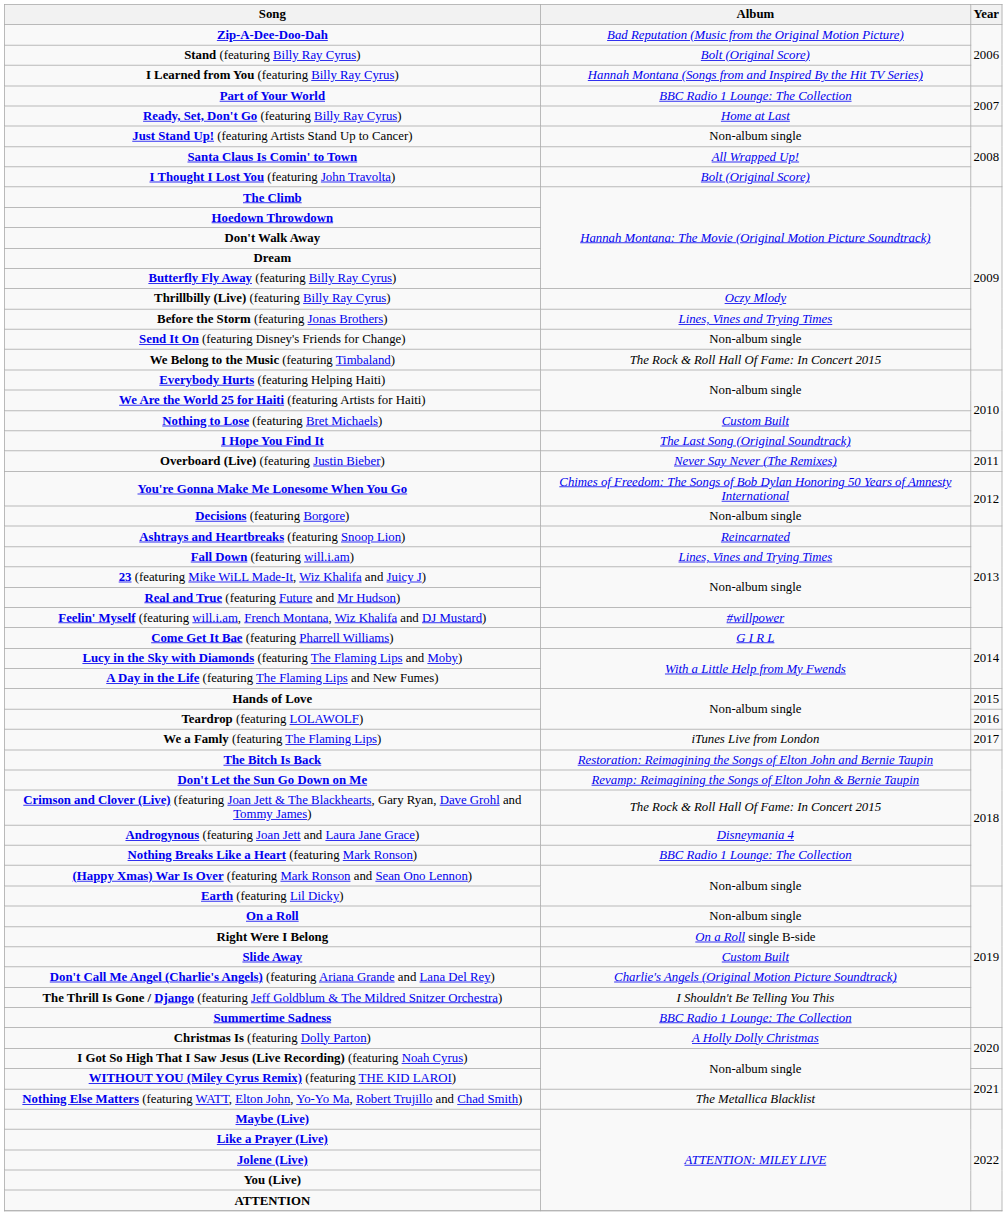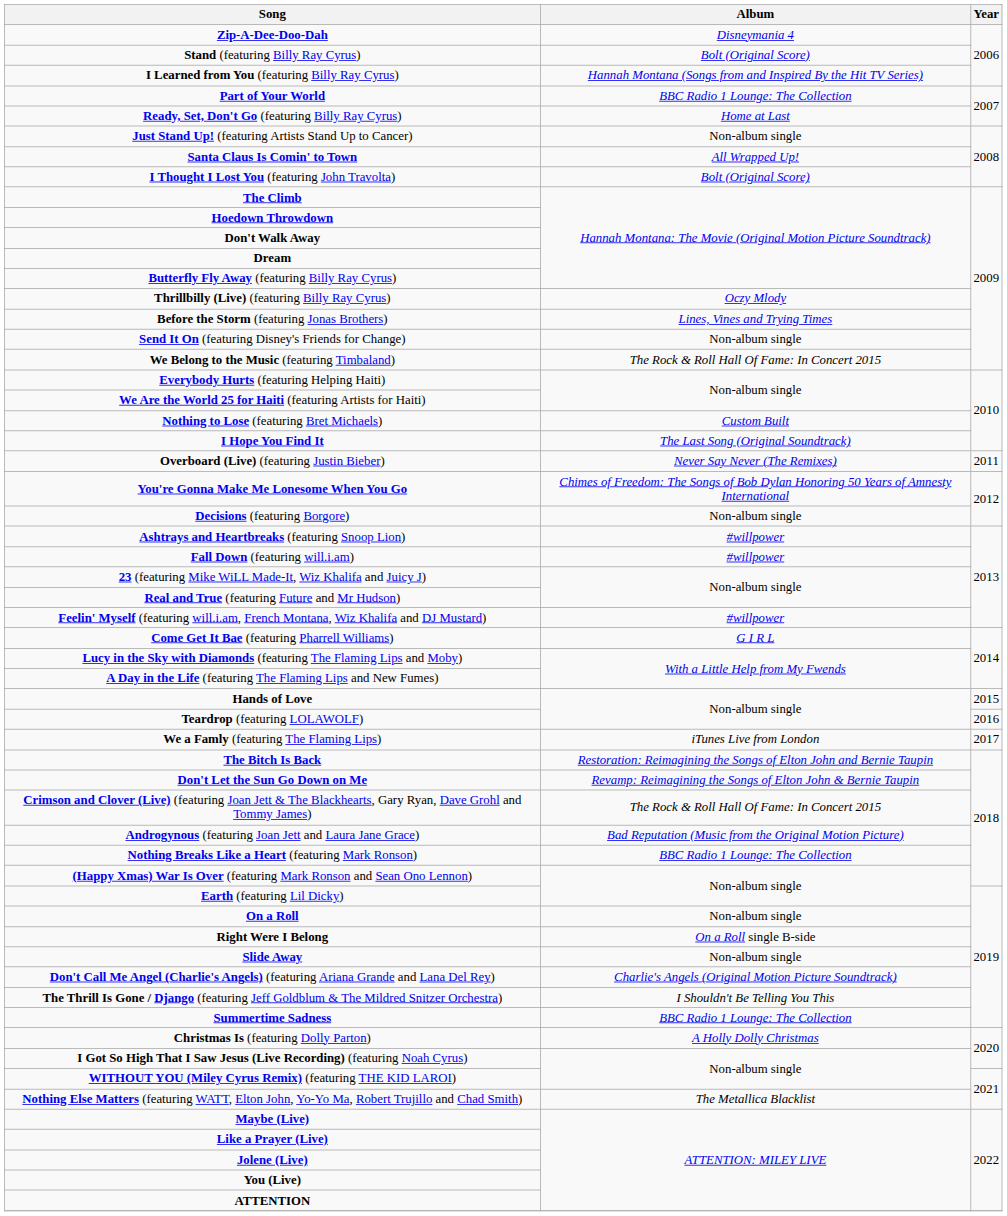(755, 34) Bad Reputation (Music from the Original Motion Picture) -> (755, 34) Disneymania 4
(755, 536) Reincarnated -> (755, 536) #willpower
(755, 556) Lines, Vines and Trying Times -> (755, 556) #willpower
(755, 835) Disneymania 4 -> (755, 835) Bad Reputation (Music from the Original Motion Picture)
(755, 956) Custom Built -> (755, 956) Non-album single
